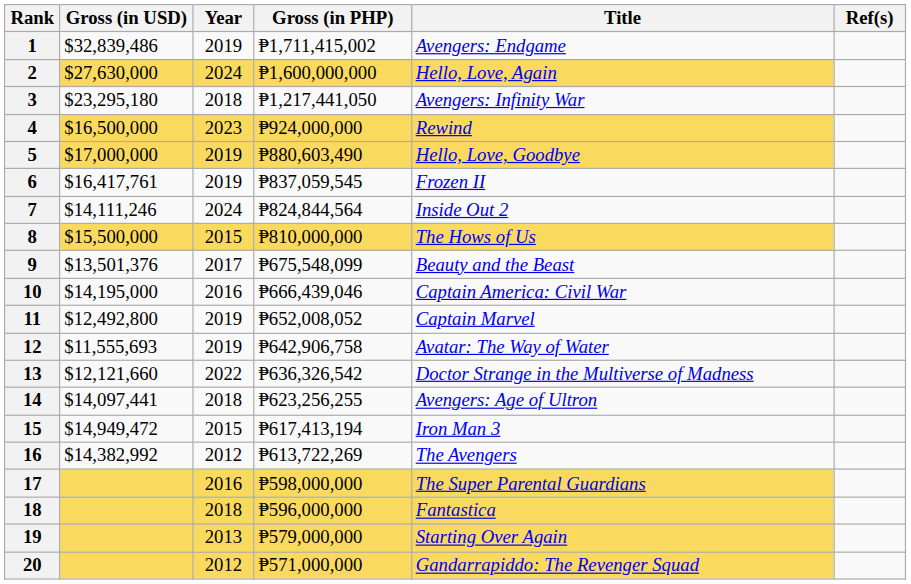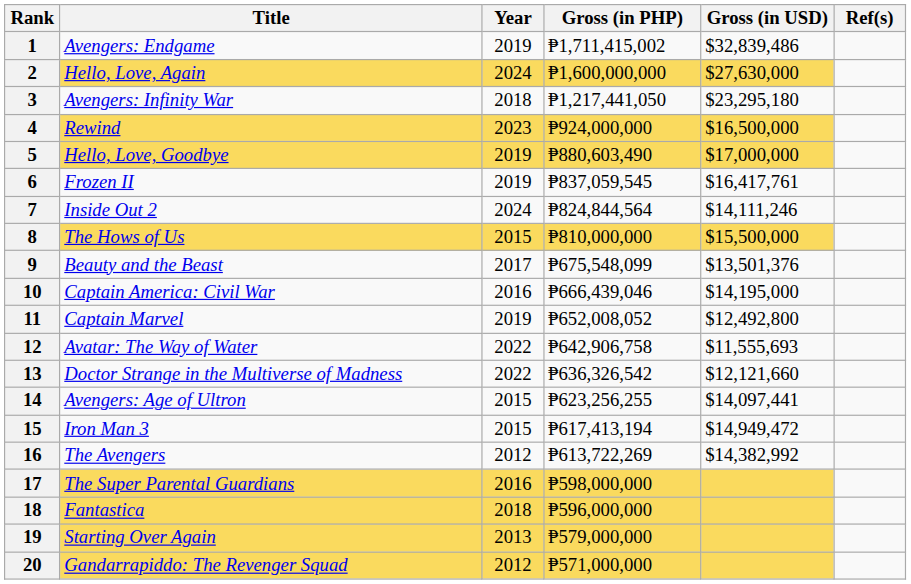columns swapped: (623, 18) <-> (126, 18)
(223, 346) 2019 -> (513, 346) 2022
(223, 401) 2018 -> (513, 401) 2015
